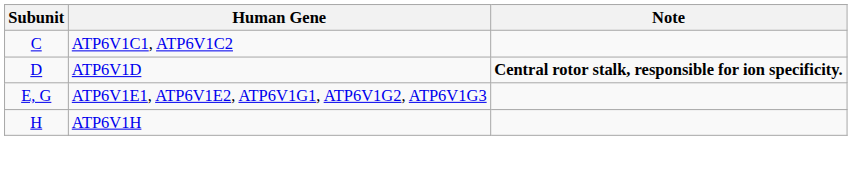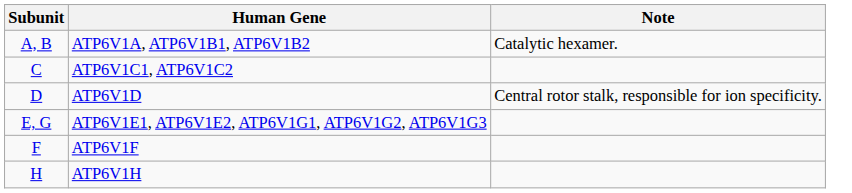+ row: (191, 43)
(668, 69) bold -> (658, 95) normal
+ row: (105, 148)
